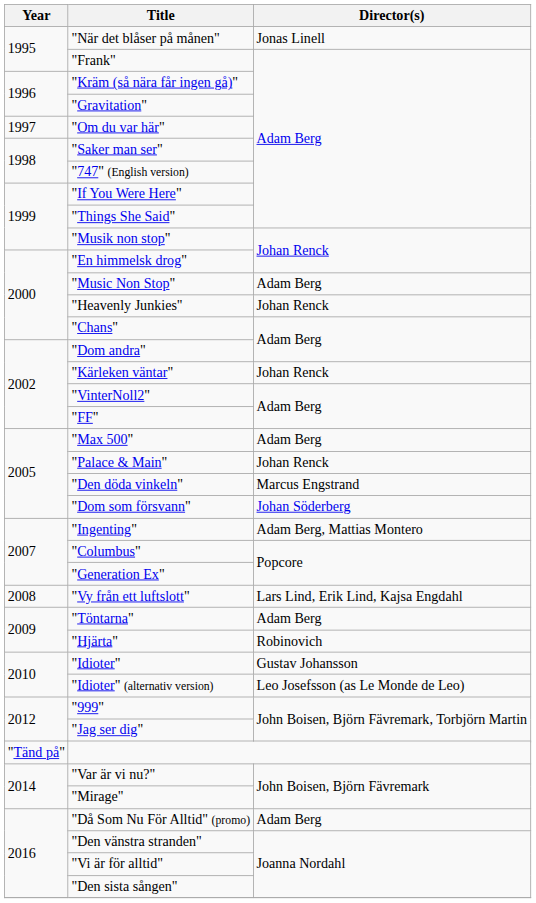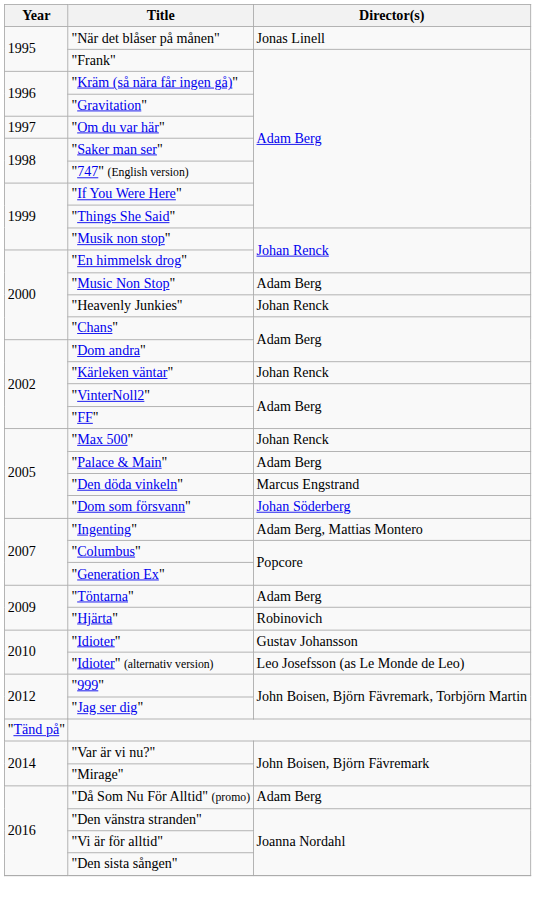(289, 439) Adam Berg -> (293, 439) Johan Renck
(293, 462) Johan Renck -> (289, 462) Adam Berg
- row: (22, 596)
